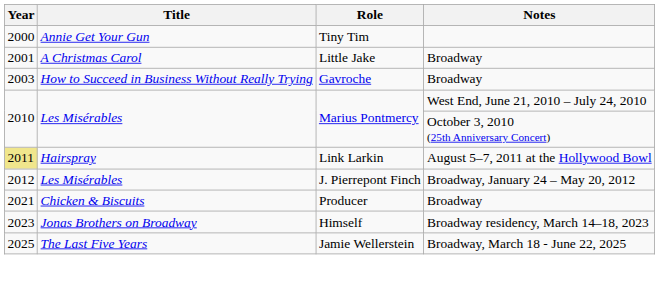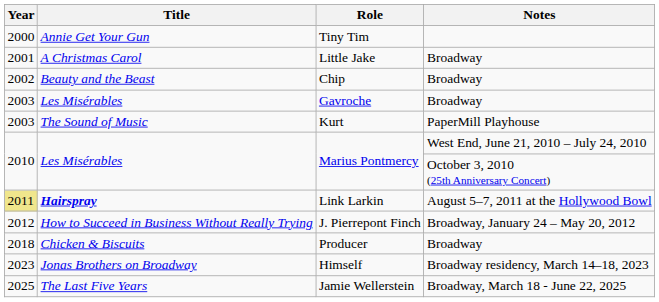+ row: (332, 79)
(177, 79) How to Succeed in Business Without Really Trying -> (81, 100) Les Misérables
+ row: (331, 121)
(68, 158) normal -> (69, 200) bold
(81, 179) Les Misérables -> (177, 222) How to Succeed in Business Without Really Trying
(21, 200) 2021 -> (21, 243) 2018
